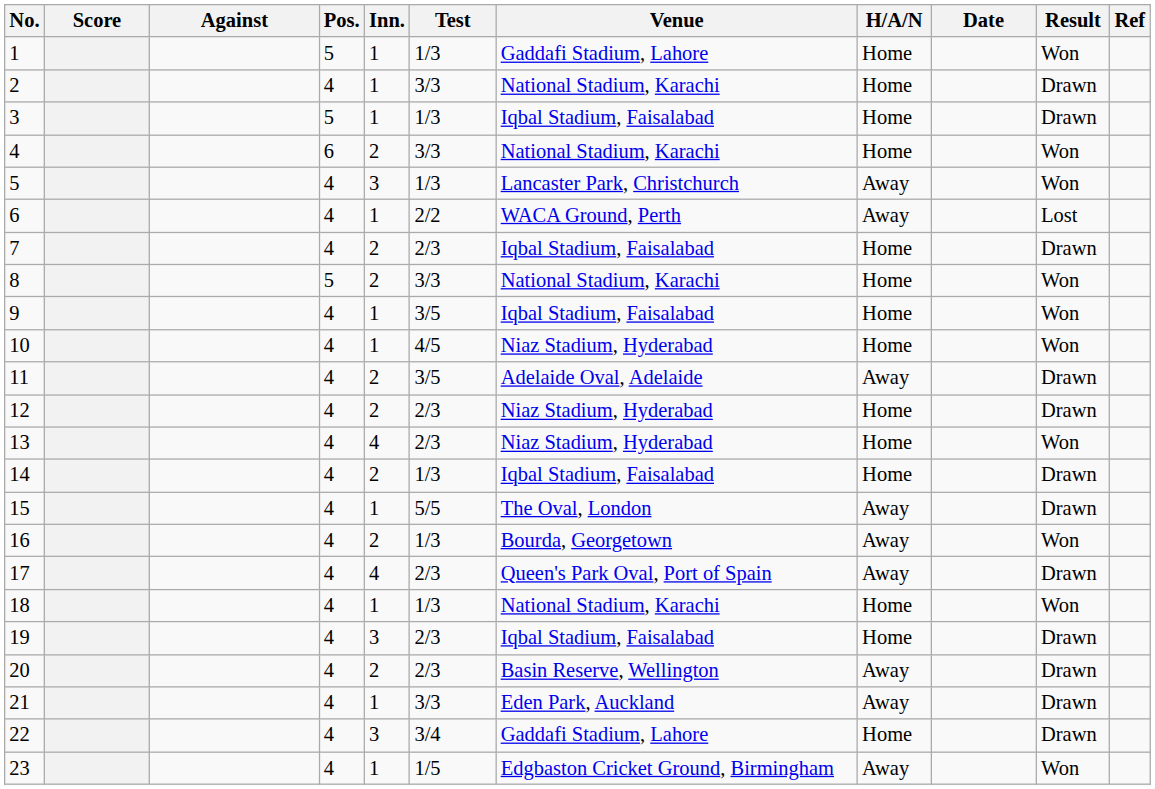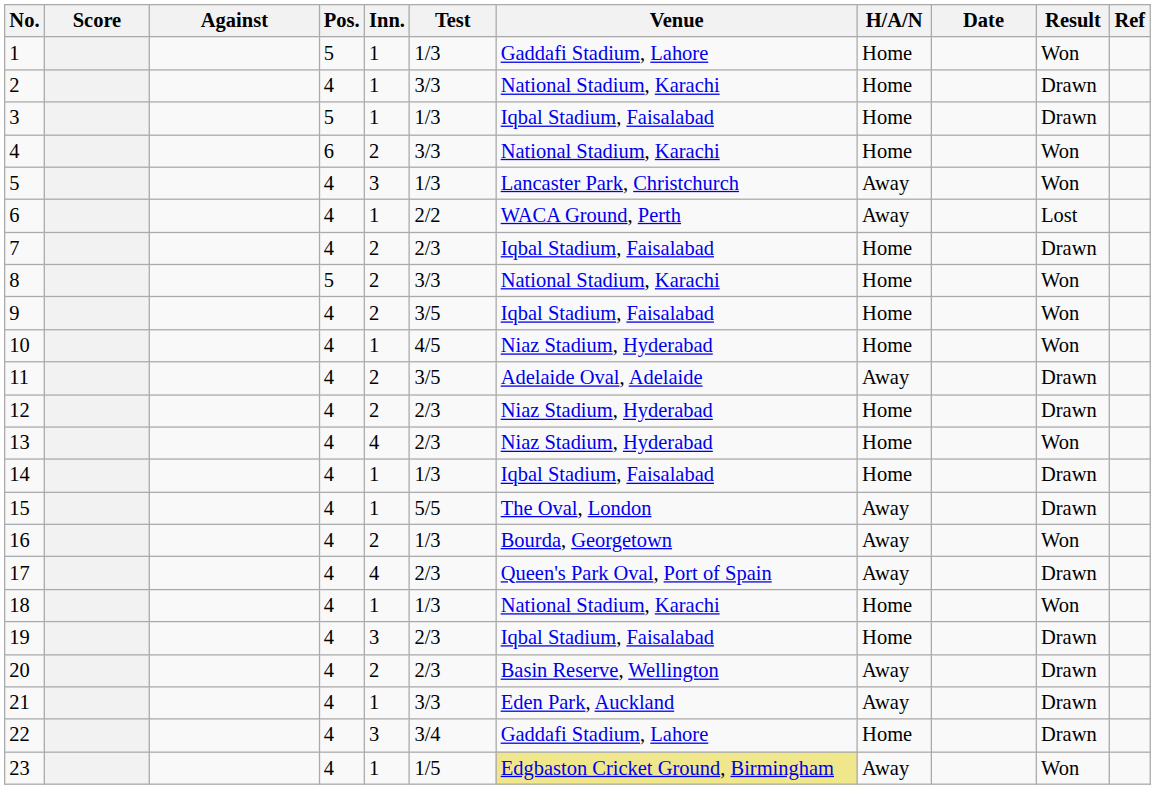(374, 313) 1 -> (374, 313) 2
(374, 475) 2 -> (374, 475) 1
(667, 767) no background -> (667, 767) khaki background
